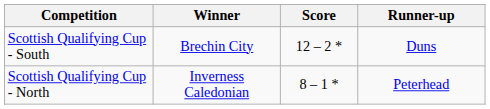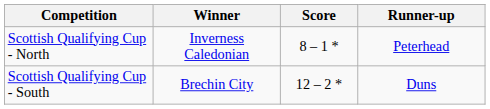rows swapped: (77, 84) <-> (77, 46)
